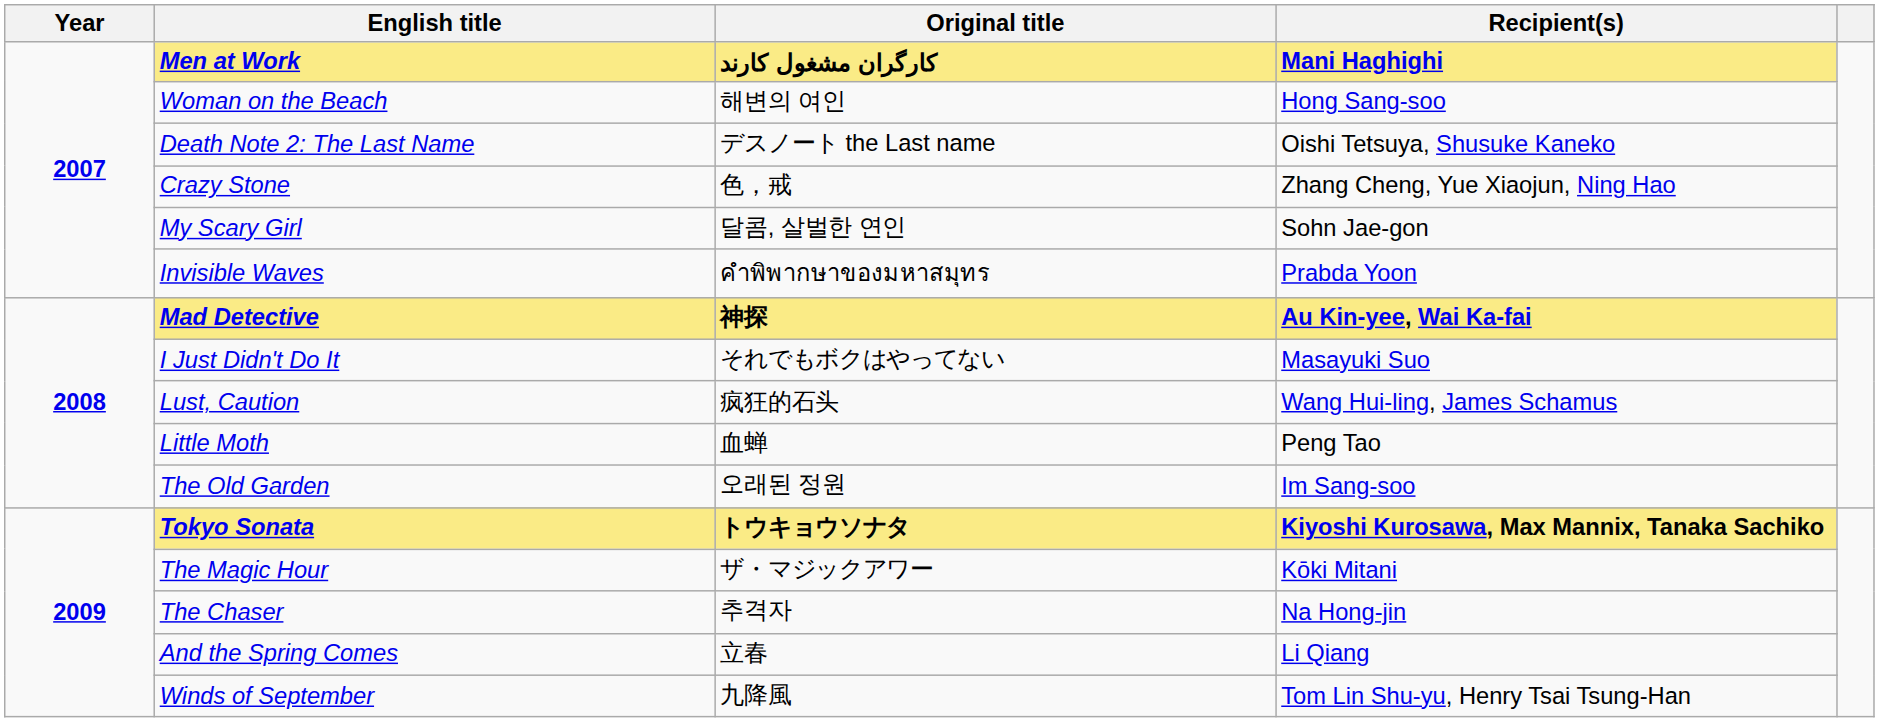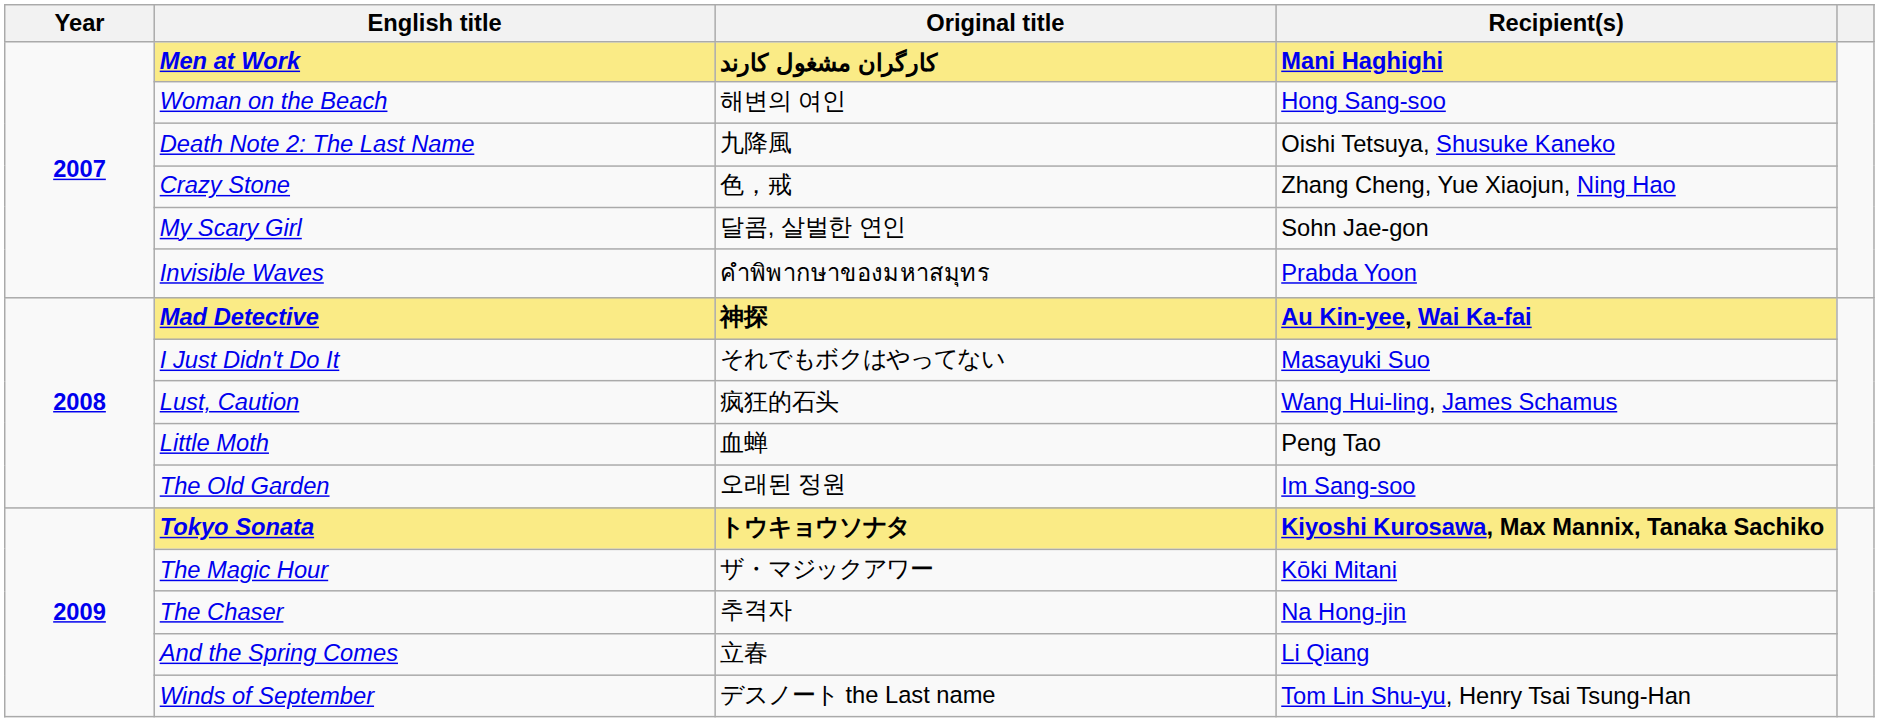(858, 143) デスノート the Last name -> (756, 143) 九降風
(756, 695) 九降風 -> (858, 695) デスノート the Last name
